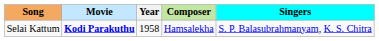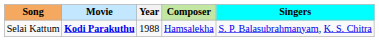(149, 28) 1958 -> (149, 28) 1988
